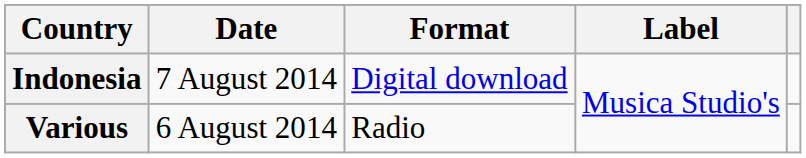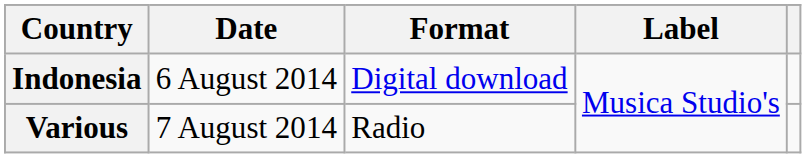(246, 78) 7 August 2014 -> (246, 78) 6 August 2014
(246, 127) 6 August 2014 -> (246, 127) 7 August 2014
